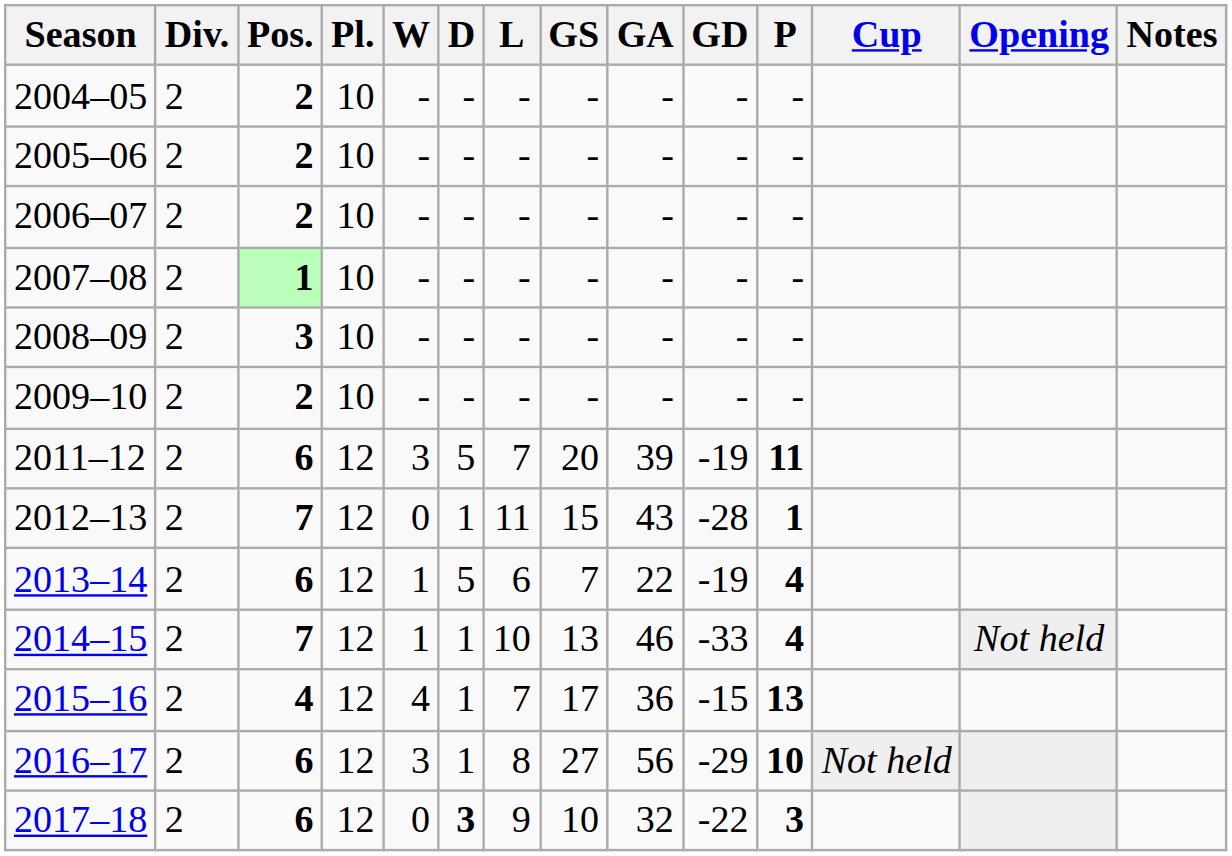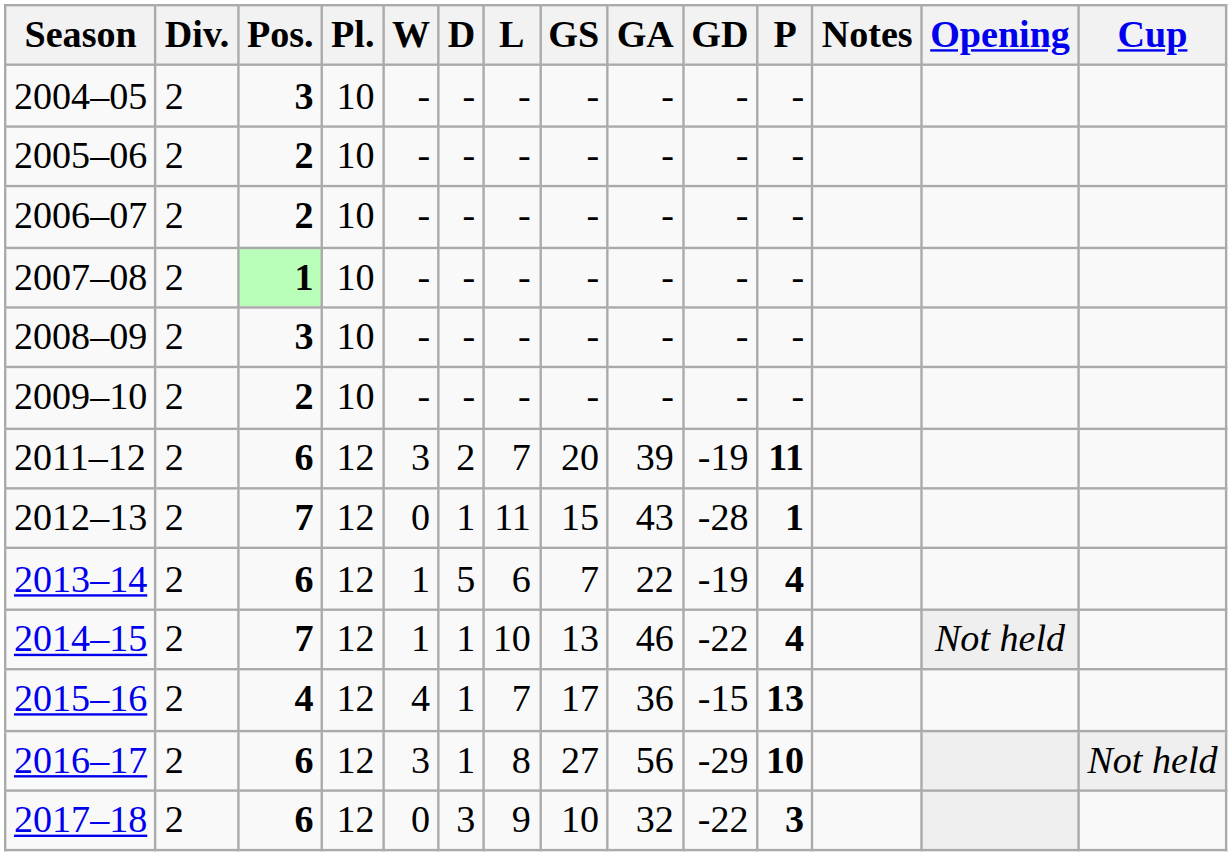columns swapped: (887, 34) <-> (1172, 34)
(304, 95) 2 -> (304, 95) 3
(466, 457) 5 -> (466, 457) 2
(723, 638) -33 -> (723, 638) -22
(466, 819) bold -> (466, 819) normal
